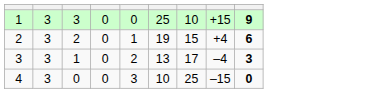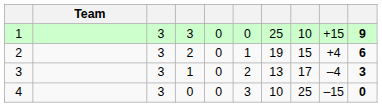+ column: (90, 14)
